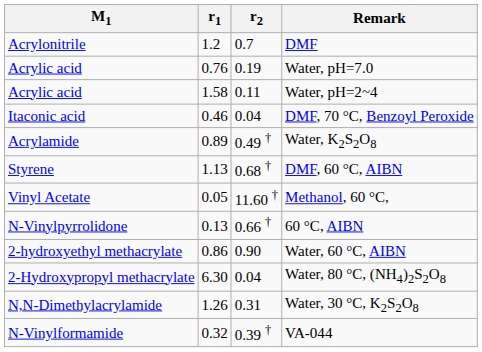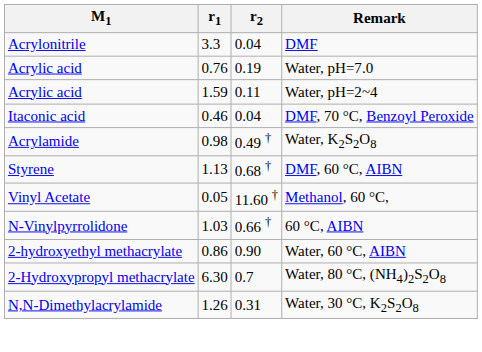(211, 44) 1.2 -> (211, 44) 3.3
(244, 44) 0.7 -> (248, 44) 0.04
(215, 91) 1.58 -> (215, 91) 1.59
(215, 141) 0.89 -> (215, 141) 0.98
(215, 225) 0.13 -> (215, 225) 1.03
(248, 277) 0.04 -> (244, 277) 0.7
- row: (309, 332)
